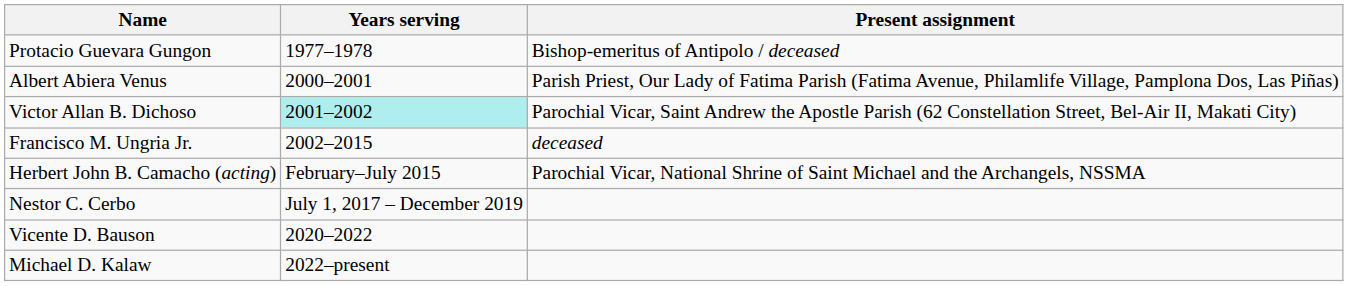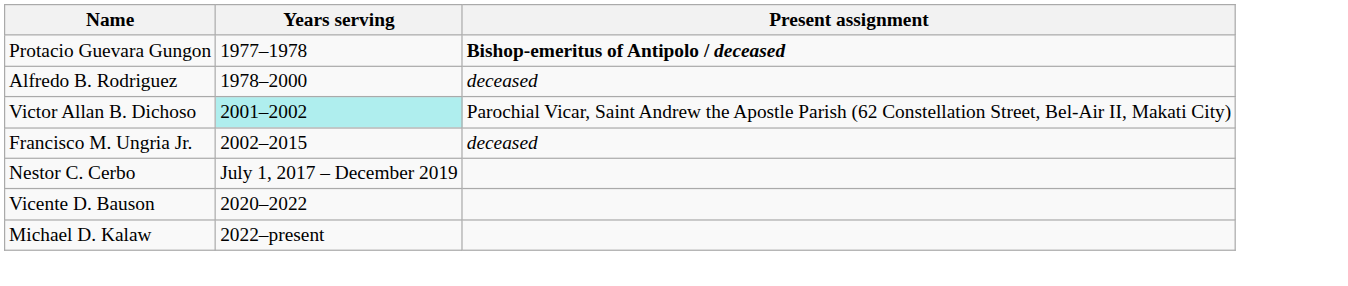(686, 50) normal -> (626, 50) bold
+ row: (93, 81)
- row: (88, 81)
- row: (143, 173)
